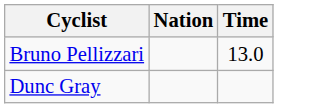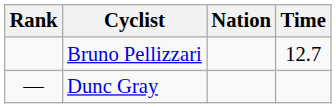+ column: (33, 20)
(246, 53) 13.0 -> (303, 53) 12.7
